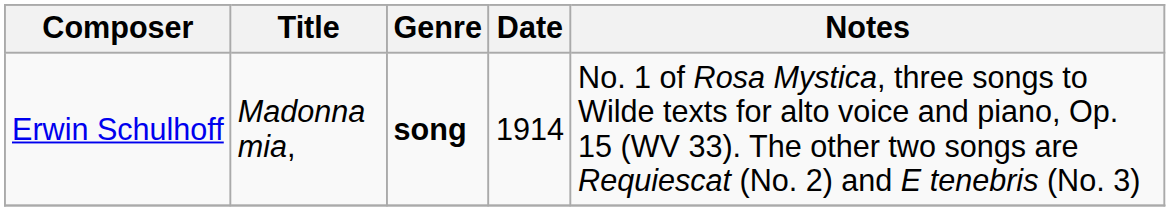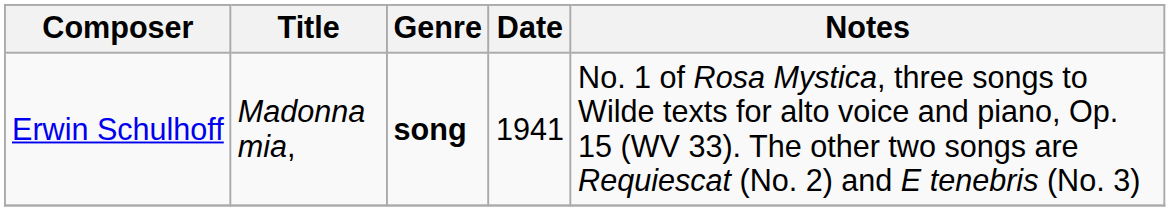(530, 128) 1914 -> (530, 128) 1941
